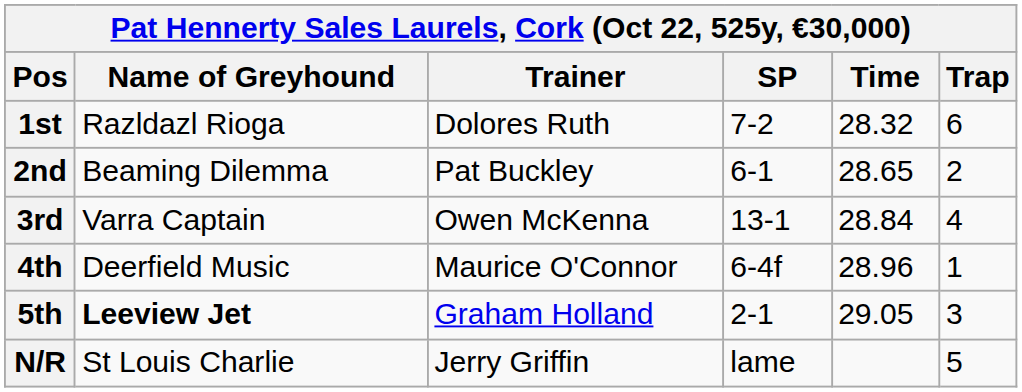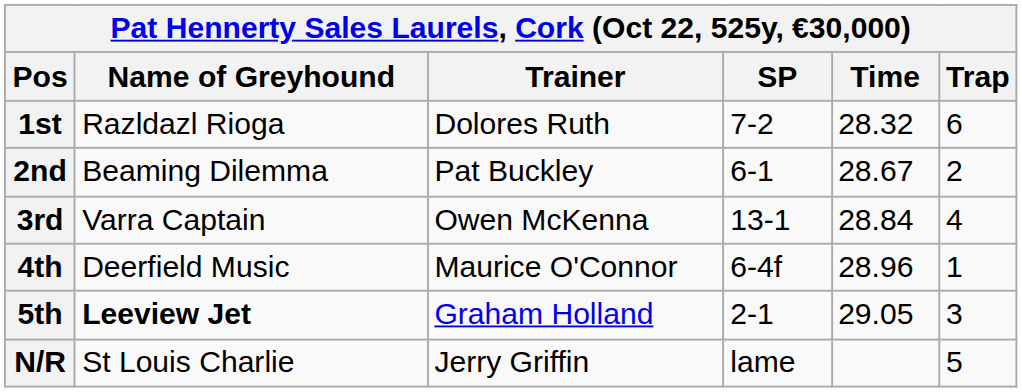(876, 171) 28.65 -> (876, 171) 28.67
